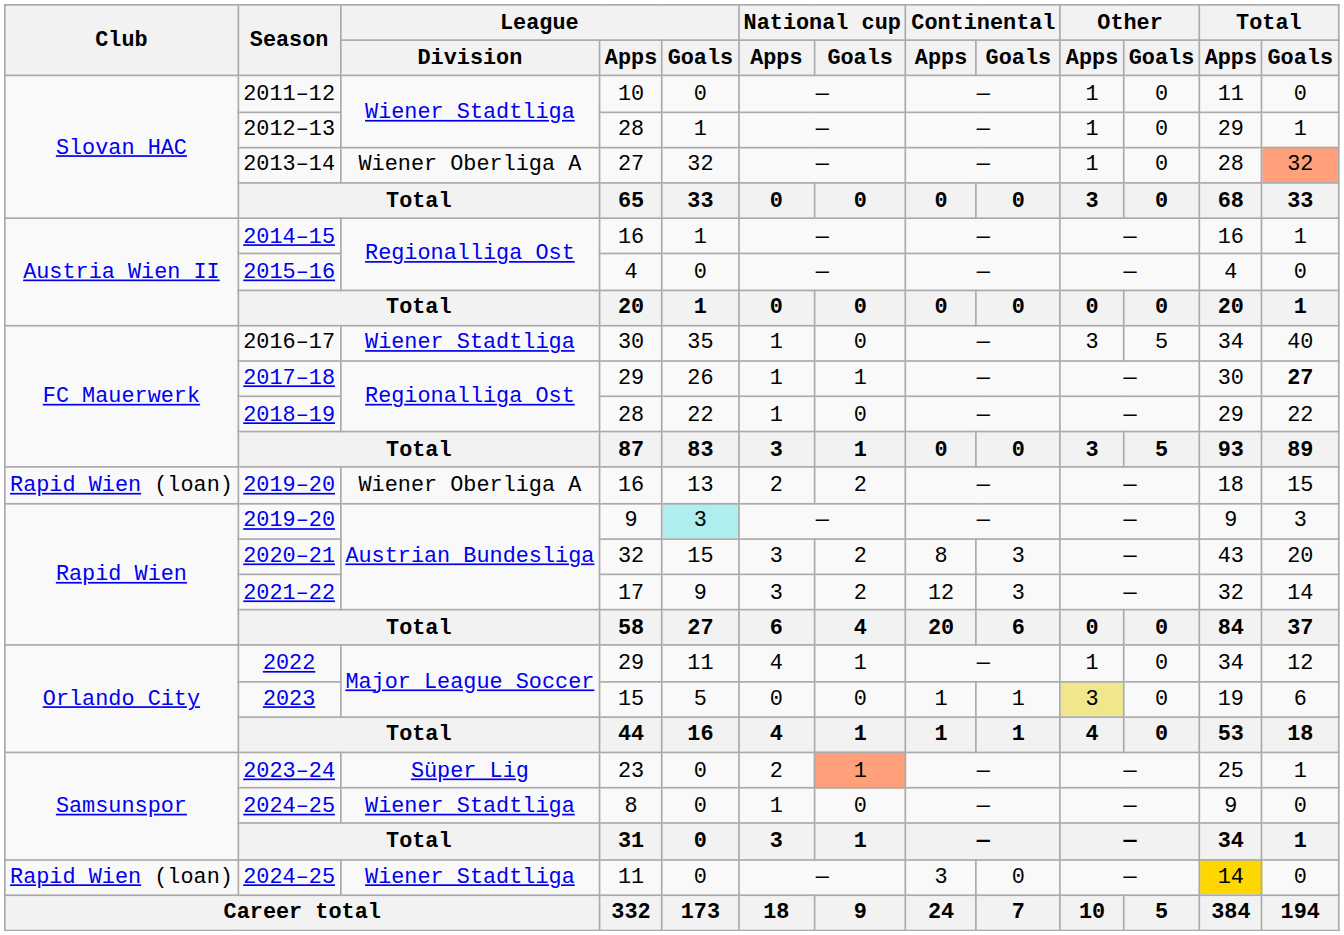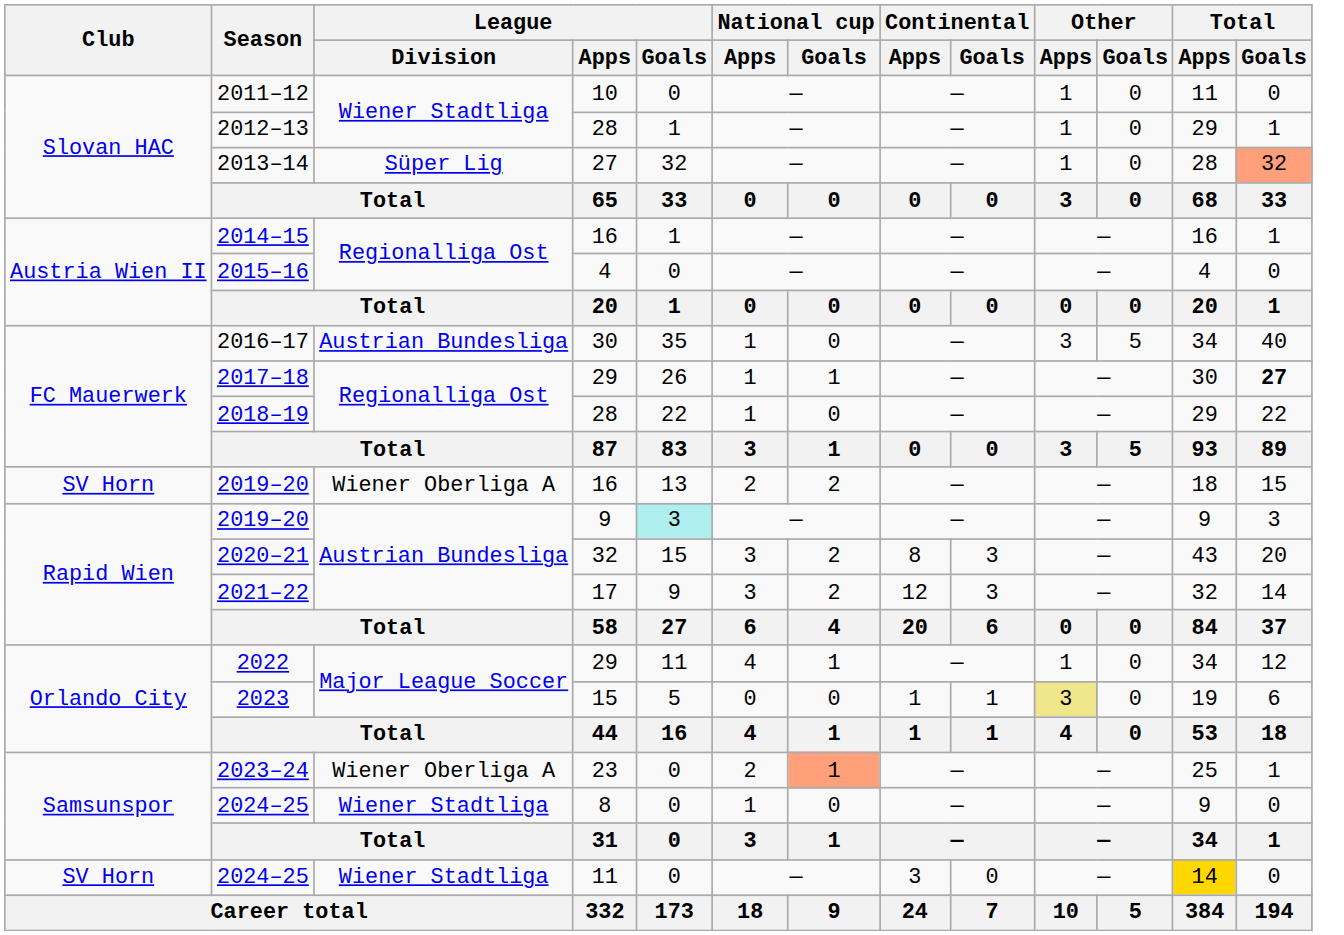(470, 165) Wiener Oberliga A -> (444, 165) Süper Lig
(470, 343) Wiener Stadtliga -> (444, 343) Austrian Bundesliga
(121, 485) Rapid Wien (loan) -> (108, 485) SV Horn
(470, 770) Süper Lig -> (444, 770) Wiener Oberliga A
(121, 877) Rapid Wien (loan) -> (108, 877) SV Horn
